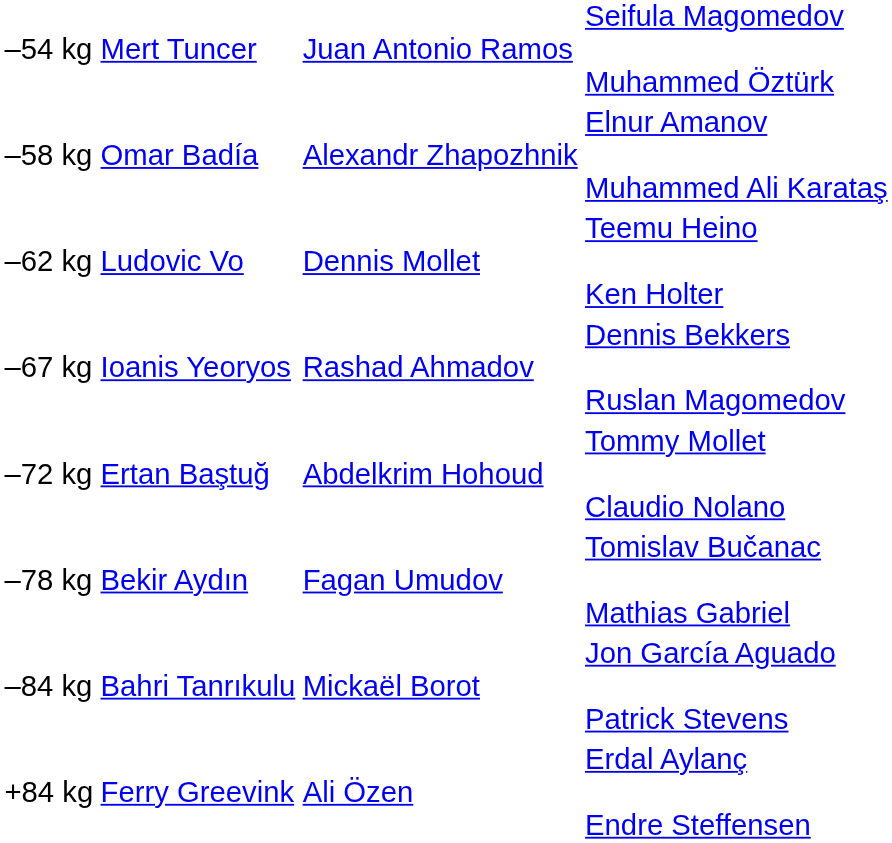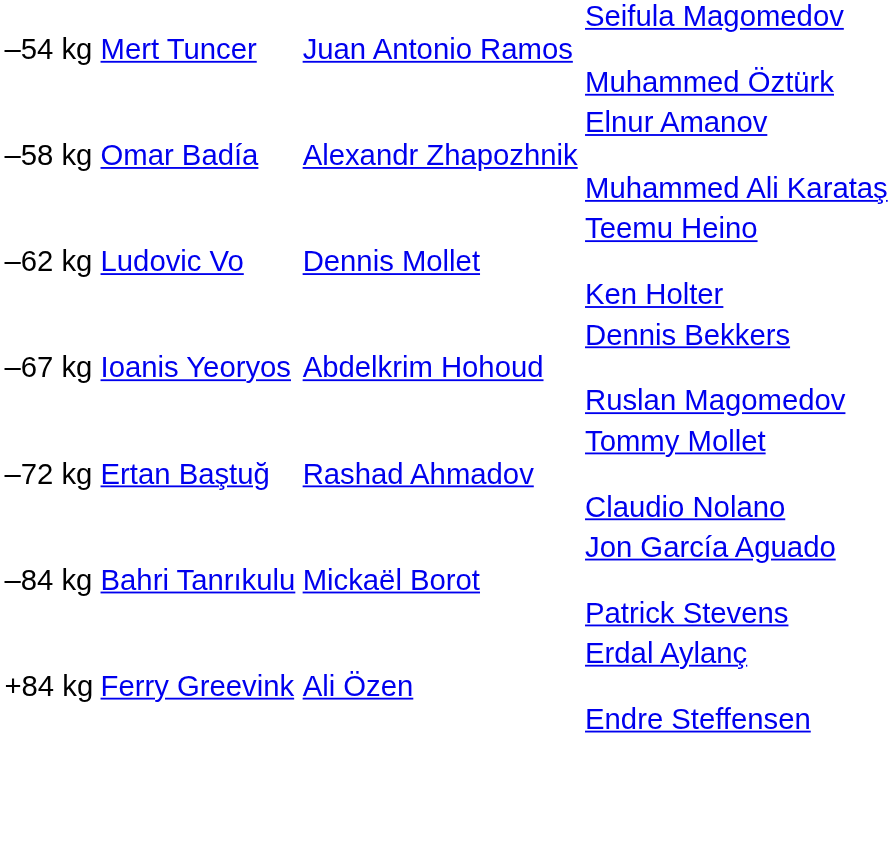(418, 367) Rashad Ahmadov -> (423, 367) Abdelkrim Hohoud
(423, 474) Abdelkrim Hohoud -> (418, 474) Rashad Ahmadov
- row: (48, 580)
